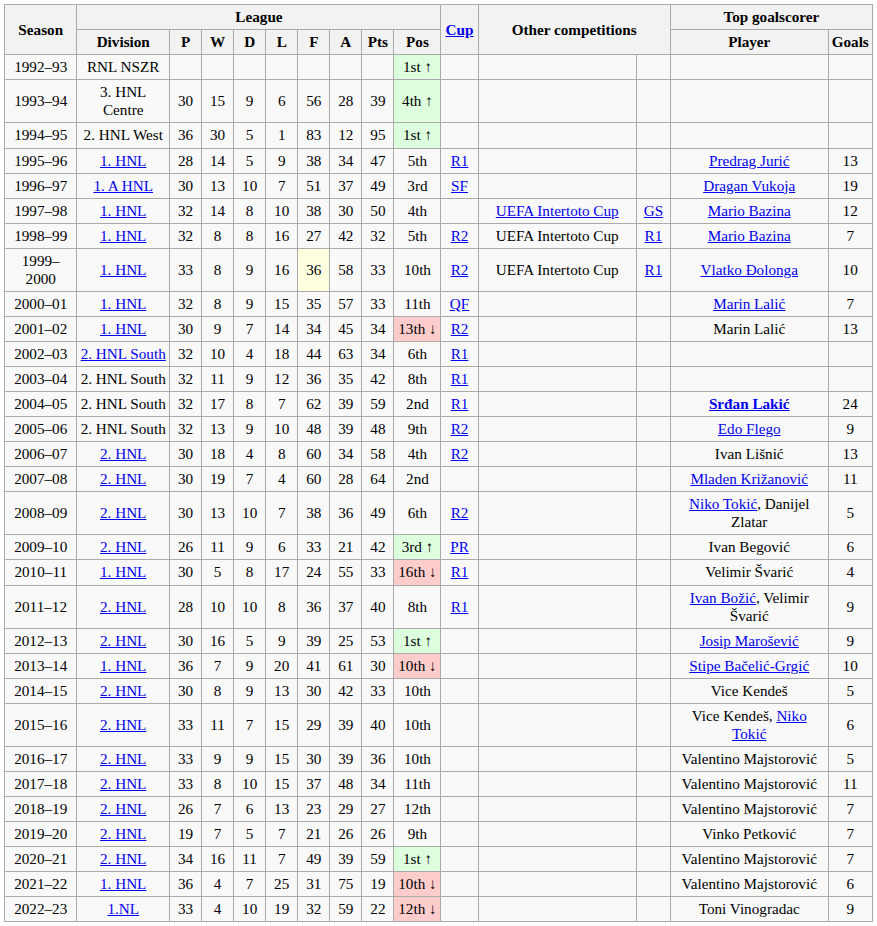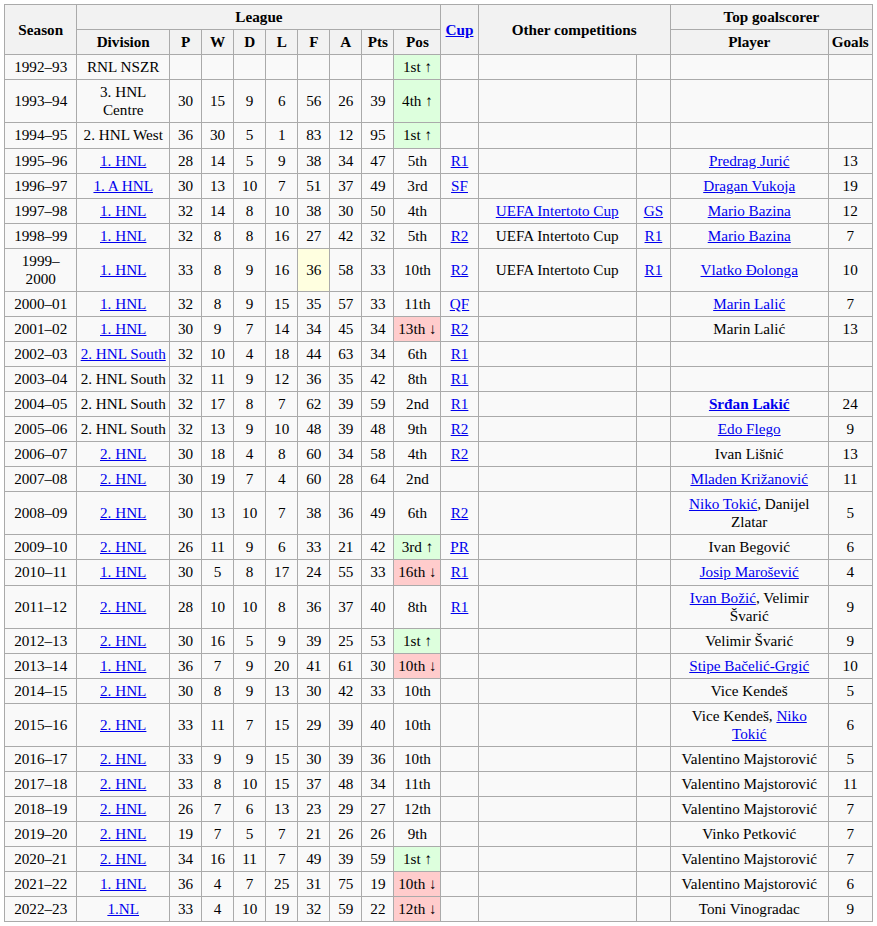(346, 101) 28 -> (346, 101) 26
(749, 572) Velimir Švarić -> (749, 572) Josip Marošević
(749, 640) Josip Marošević -> (749, 640) Velimir Švarić
